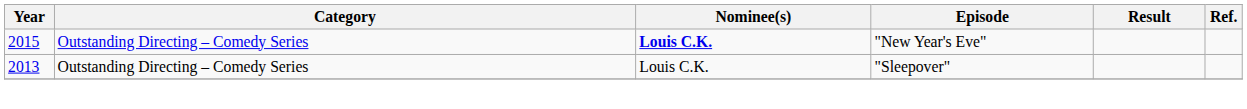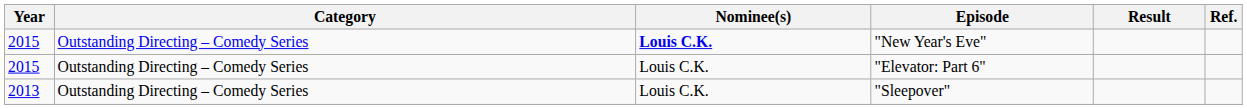+ row: (930, 66)
